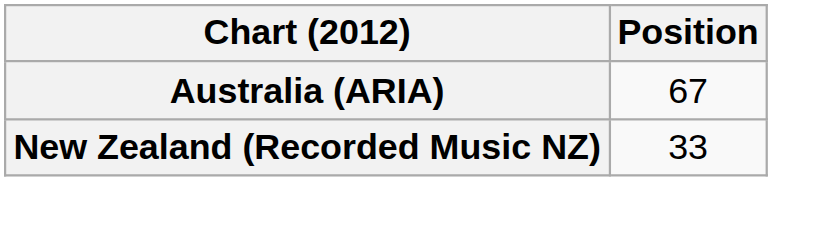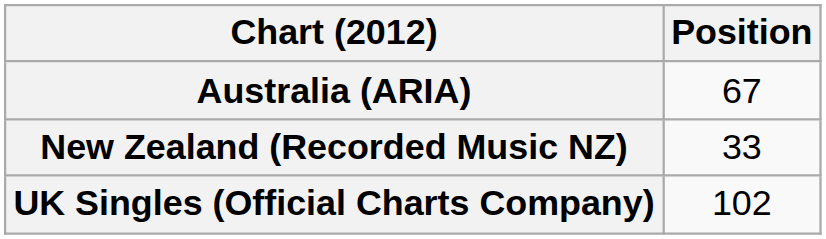+ row: (334, 203)
